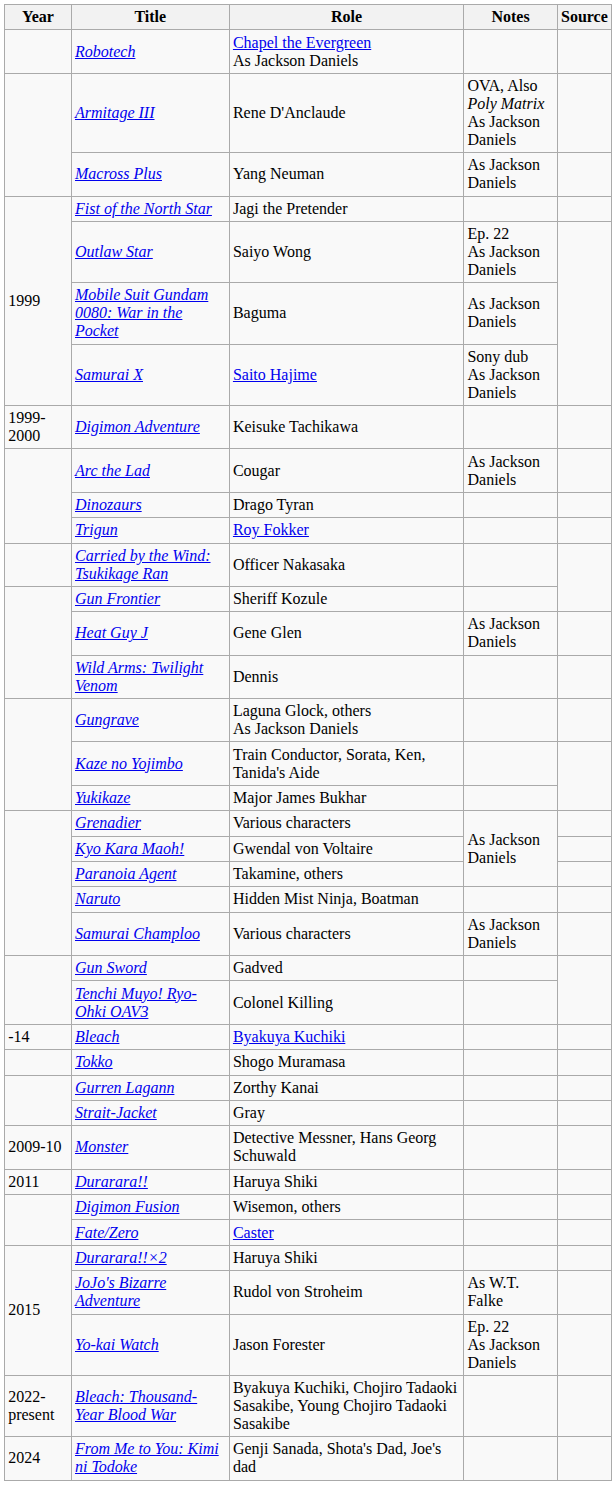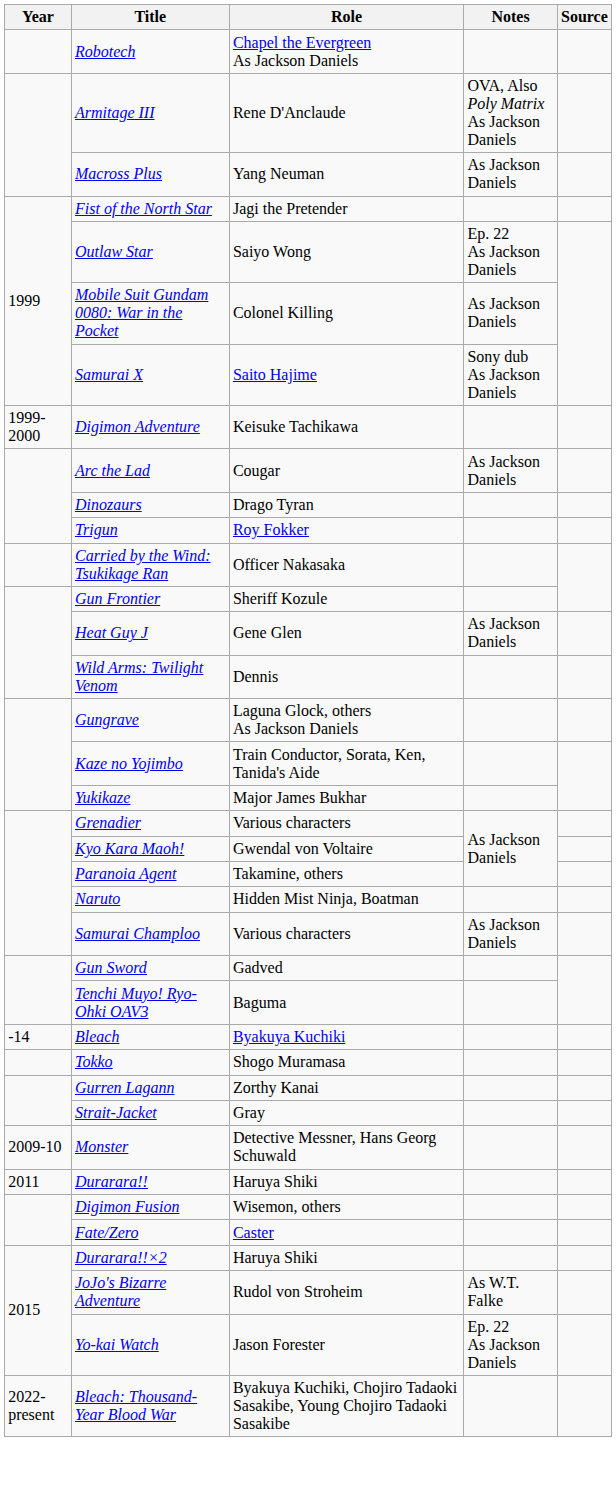(260, 313) Baguma -> (283, 313) Colonel Killing
(283, 1002) Colonel Killing -> (260, 1002) Baguma
- row: (147, 1458)
